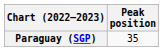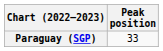(133, 39) 35 -> (133, 39) 33
